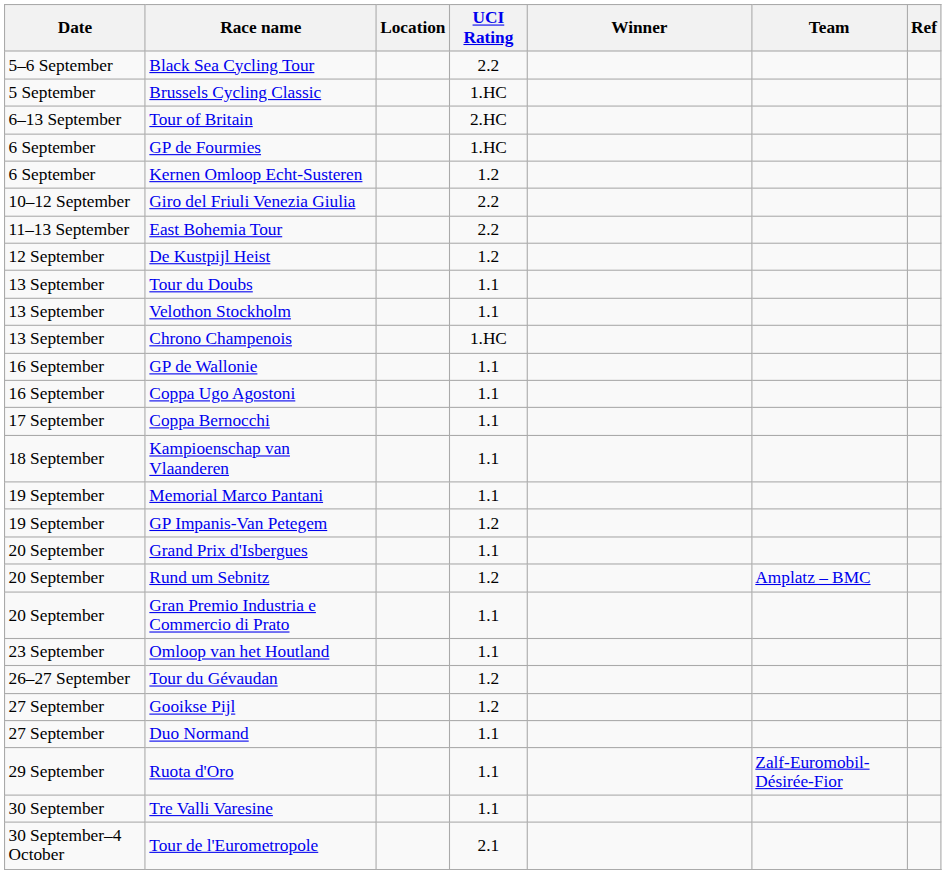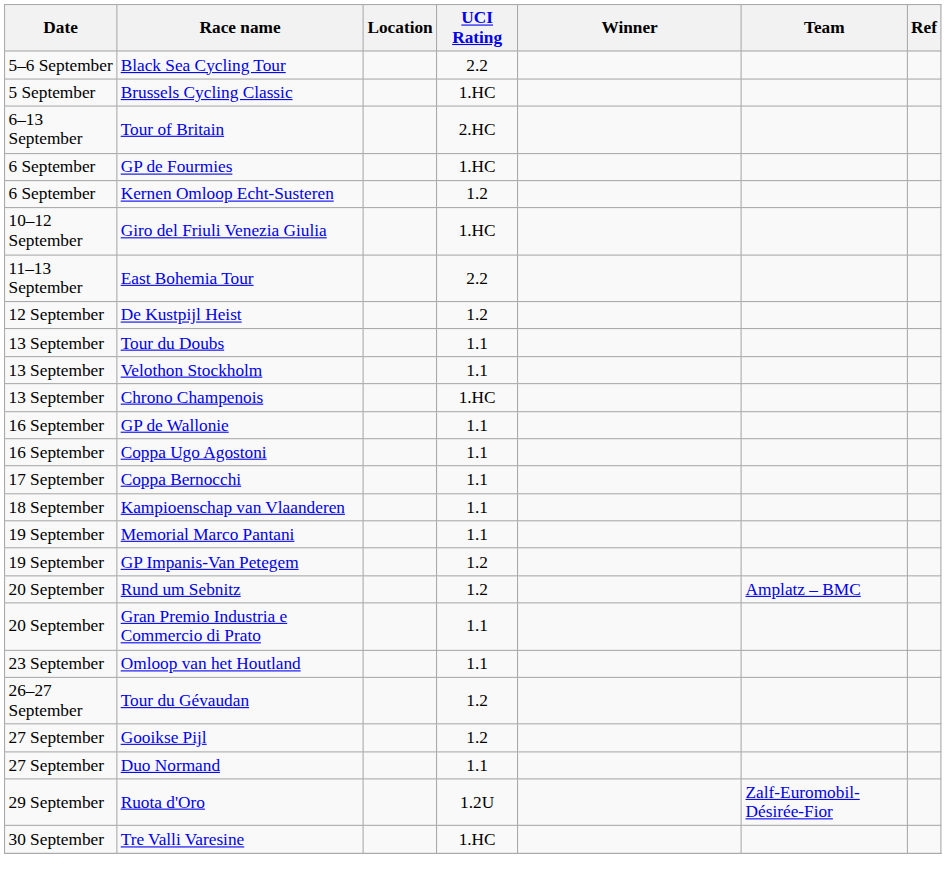(488, 202) 2.2 -> (477, 231) 1.HC
- row: (229, 550)
(488, 771) 1.1 -> (477, 802) 1.2U
(488, 808) 1.1 -> (477, 839) 1.HC
- row: (234, 845)
